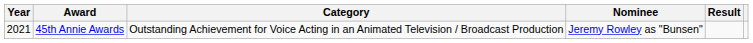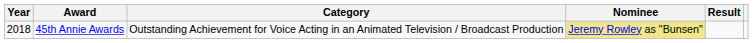(19, 30) 2021 -> (19, 30) 2018
(636, 30) no background -> (636, 30) khaki background
